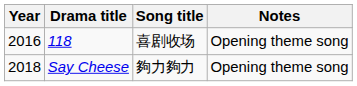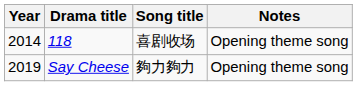(24, 41) 2016 -> (24, 41) 2014
(24, 67) 2018 -> (24, 67) 2019
